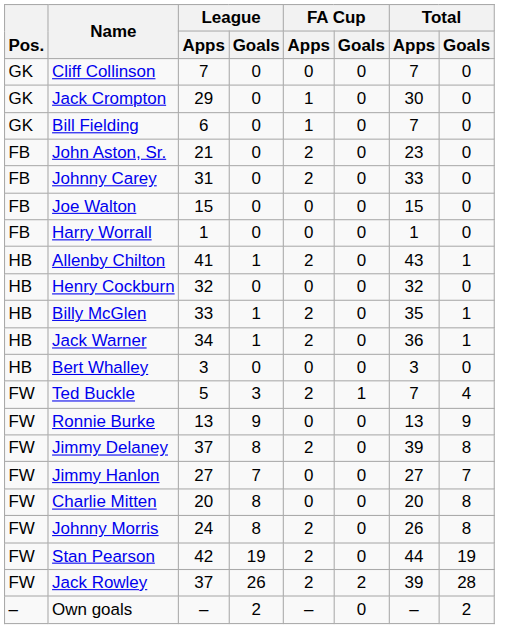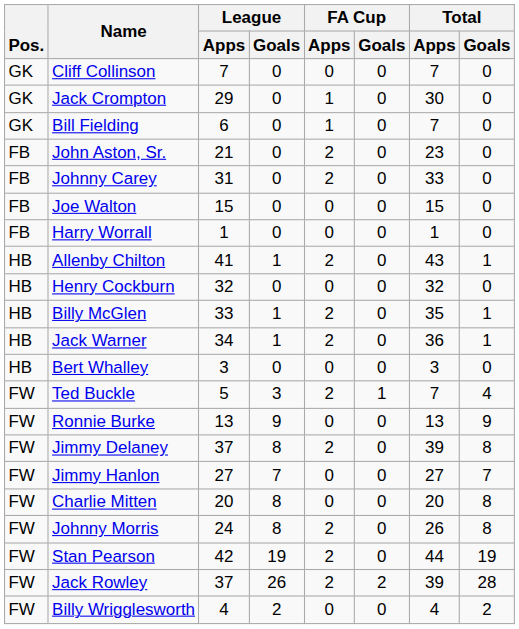+ row: (124, 609)
- row: (92, 609)
